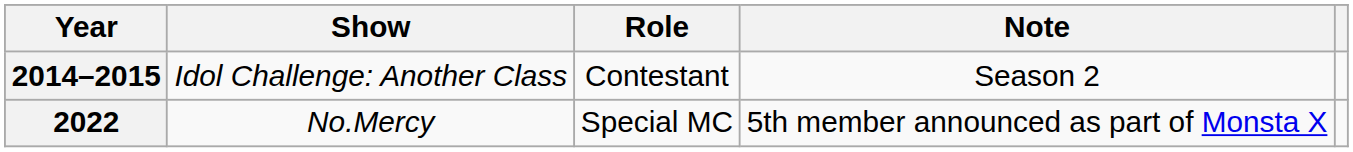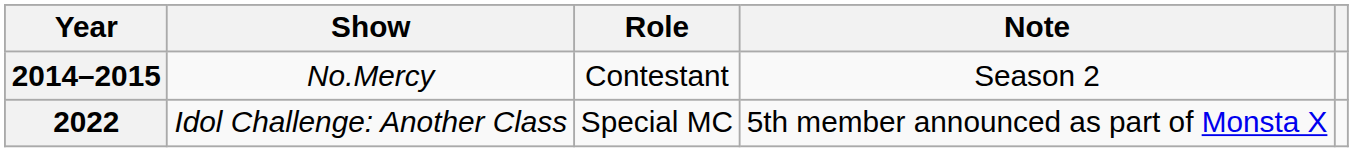(371, 75) Idol Challenge: Another Class -> (371, 75) No.Mercy
(371, 122) No.Mercy -> (371, 122) Idol Challenge: Another Class
